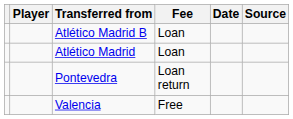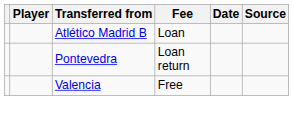- row: (95, 52)
